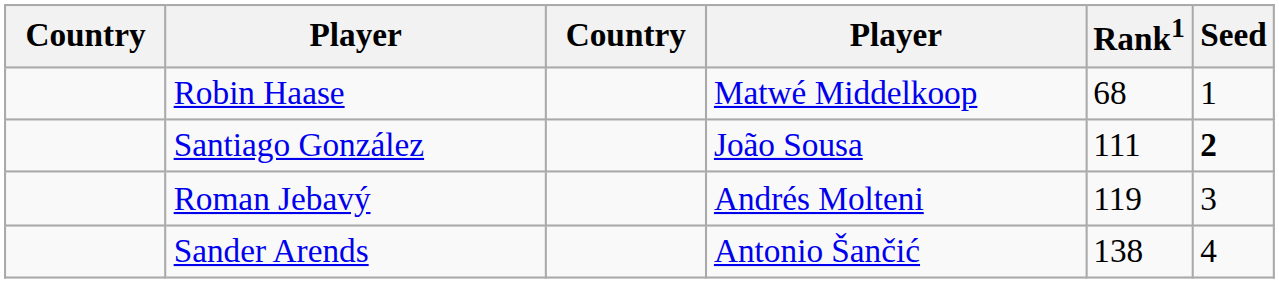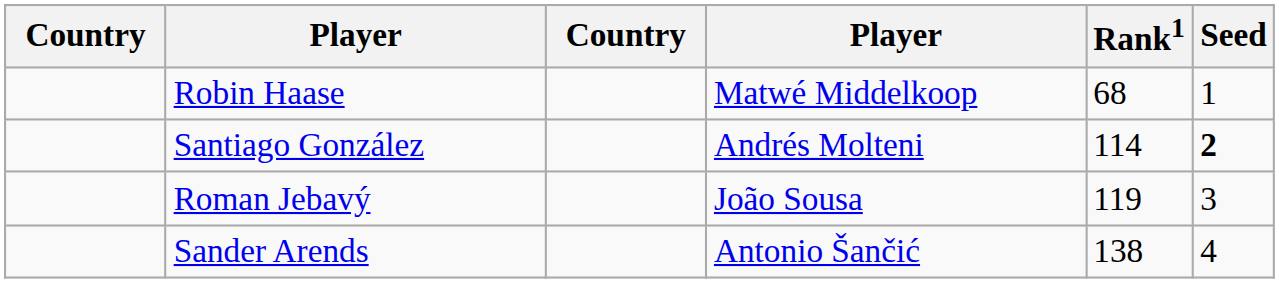(788, 145) João Sousa -> (819, 145) Andrés Molteni
(1117, 145) 111 -> (1118, 145) 114
(819, 198) Andrés Molteni -> (788, 198) João Sousa
